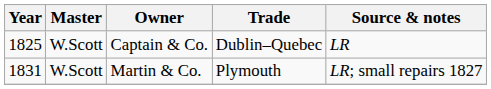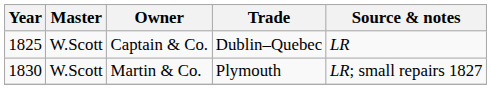(25, 71) 1831 -> (25, 71) 1830
